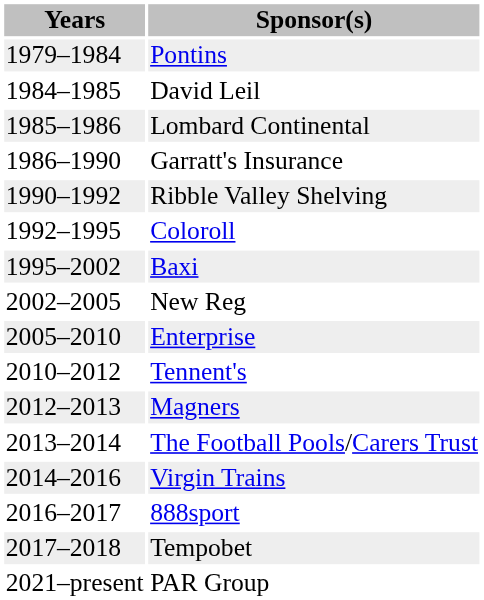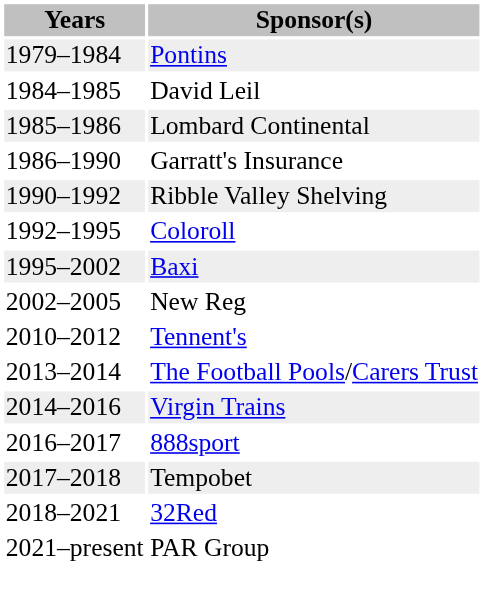- row: (203, 336)
- row: (195, 407)
+ row: (184, 512)
